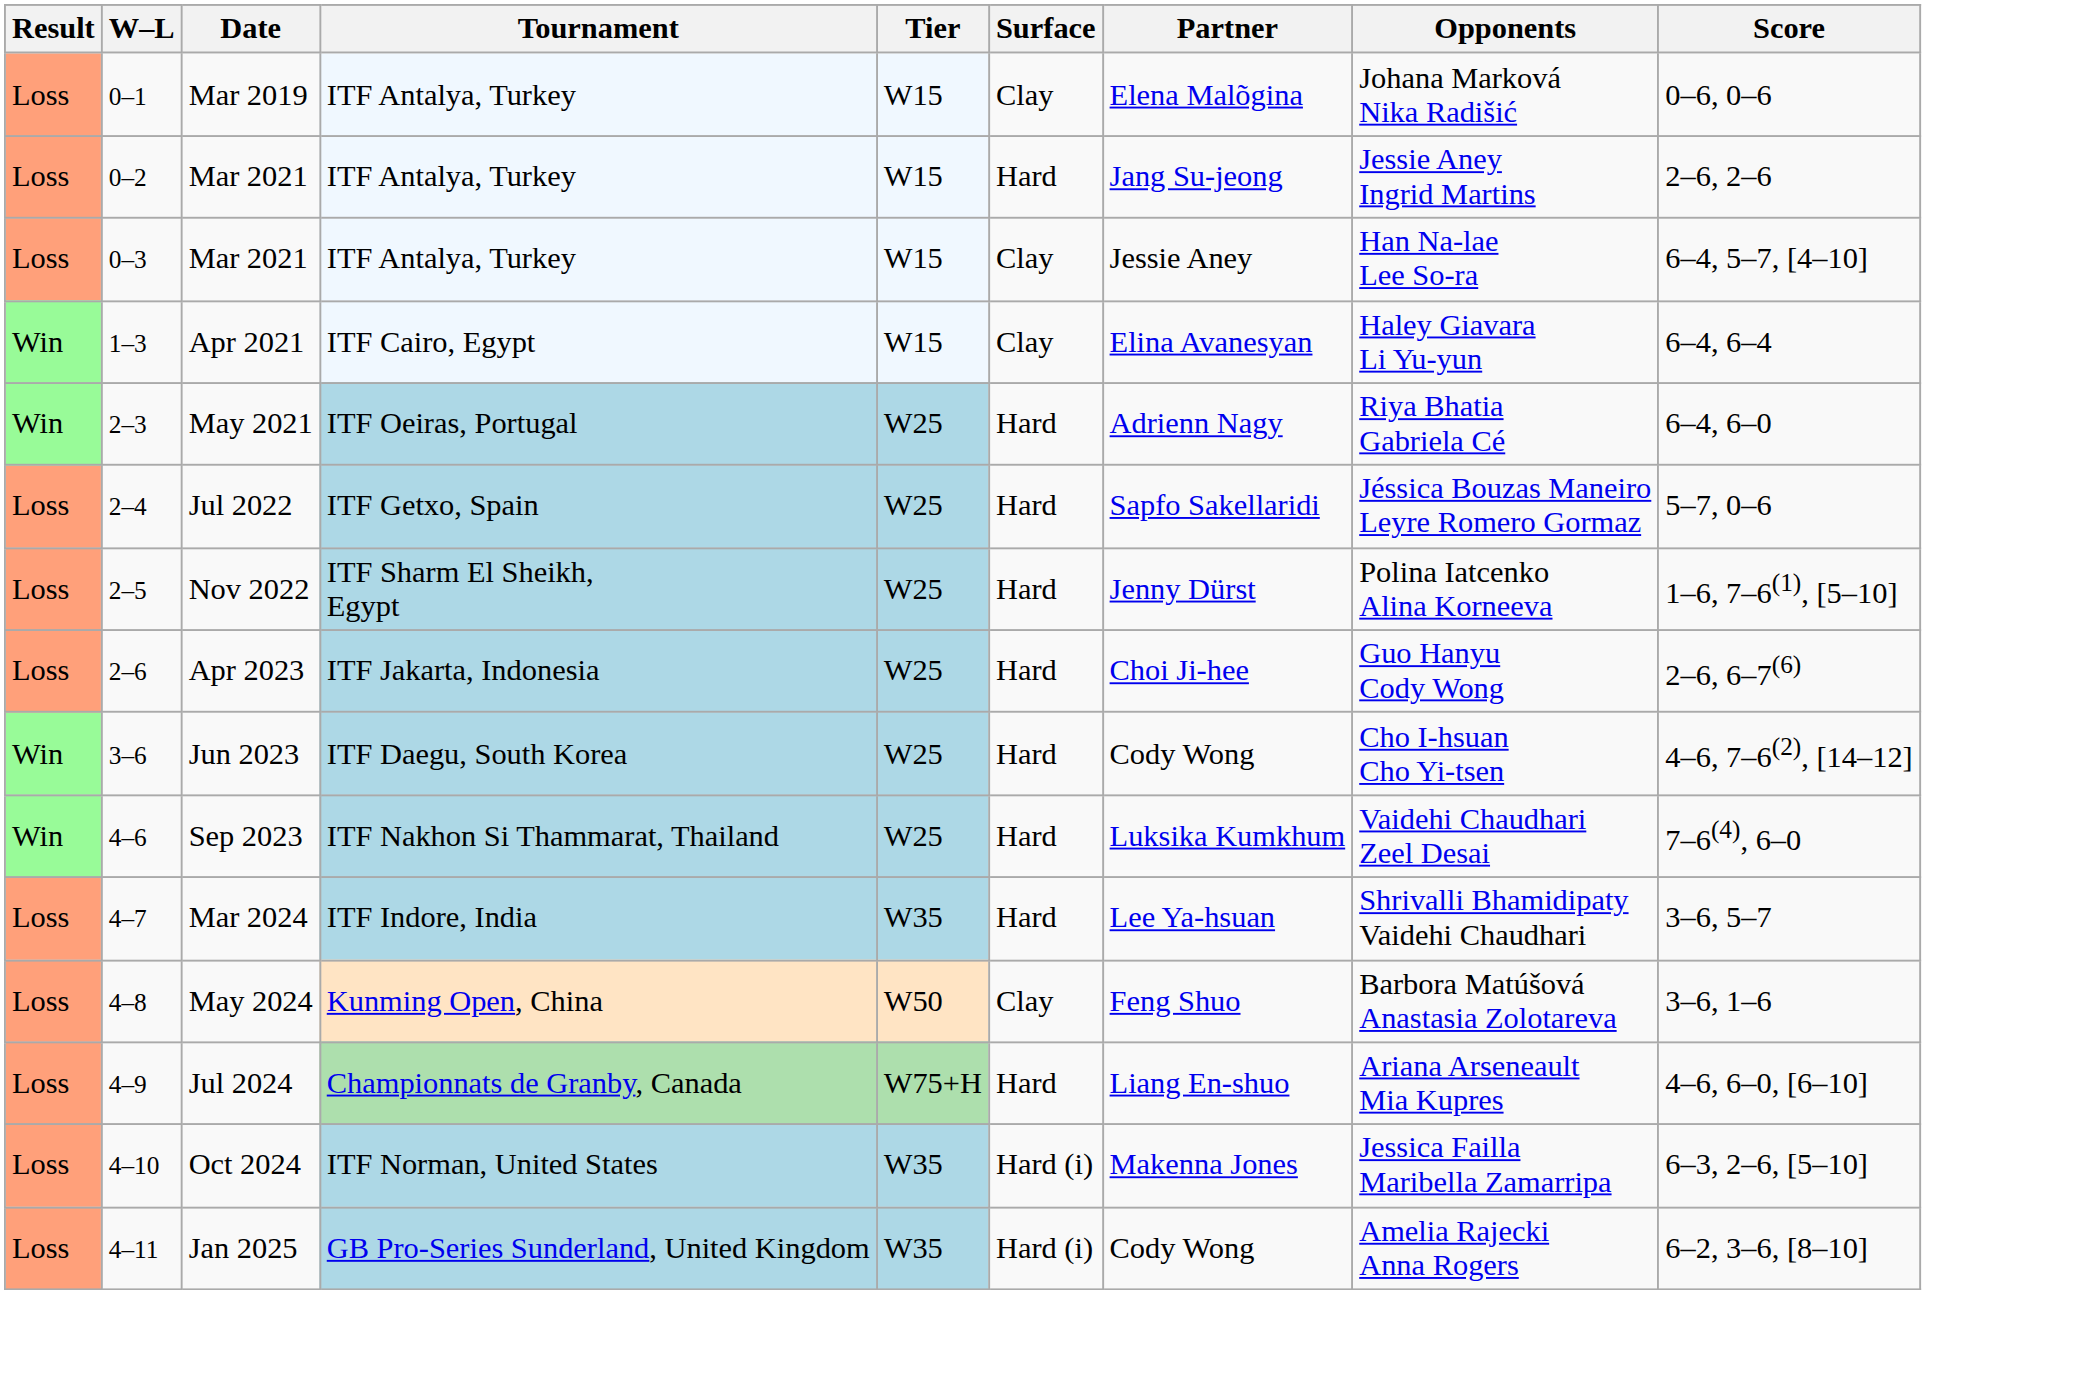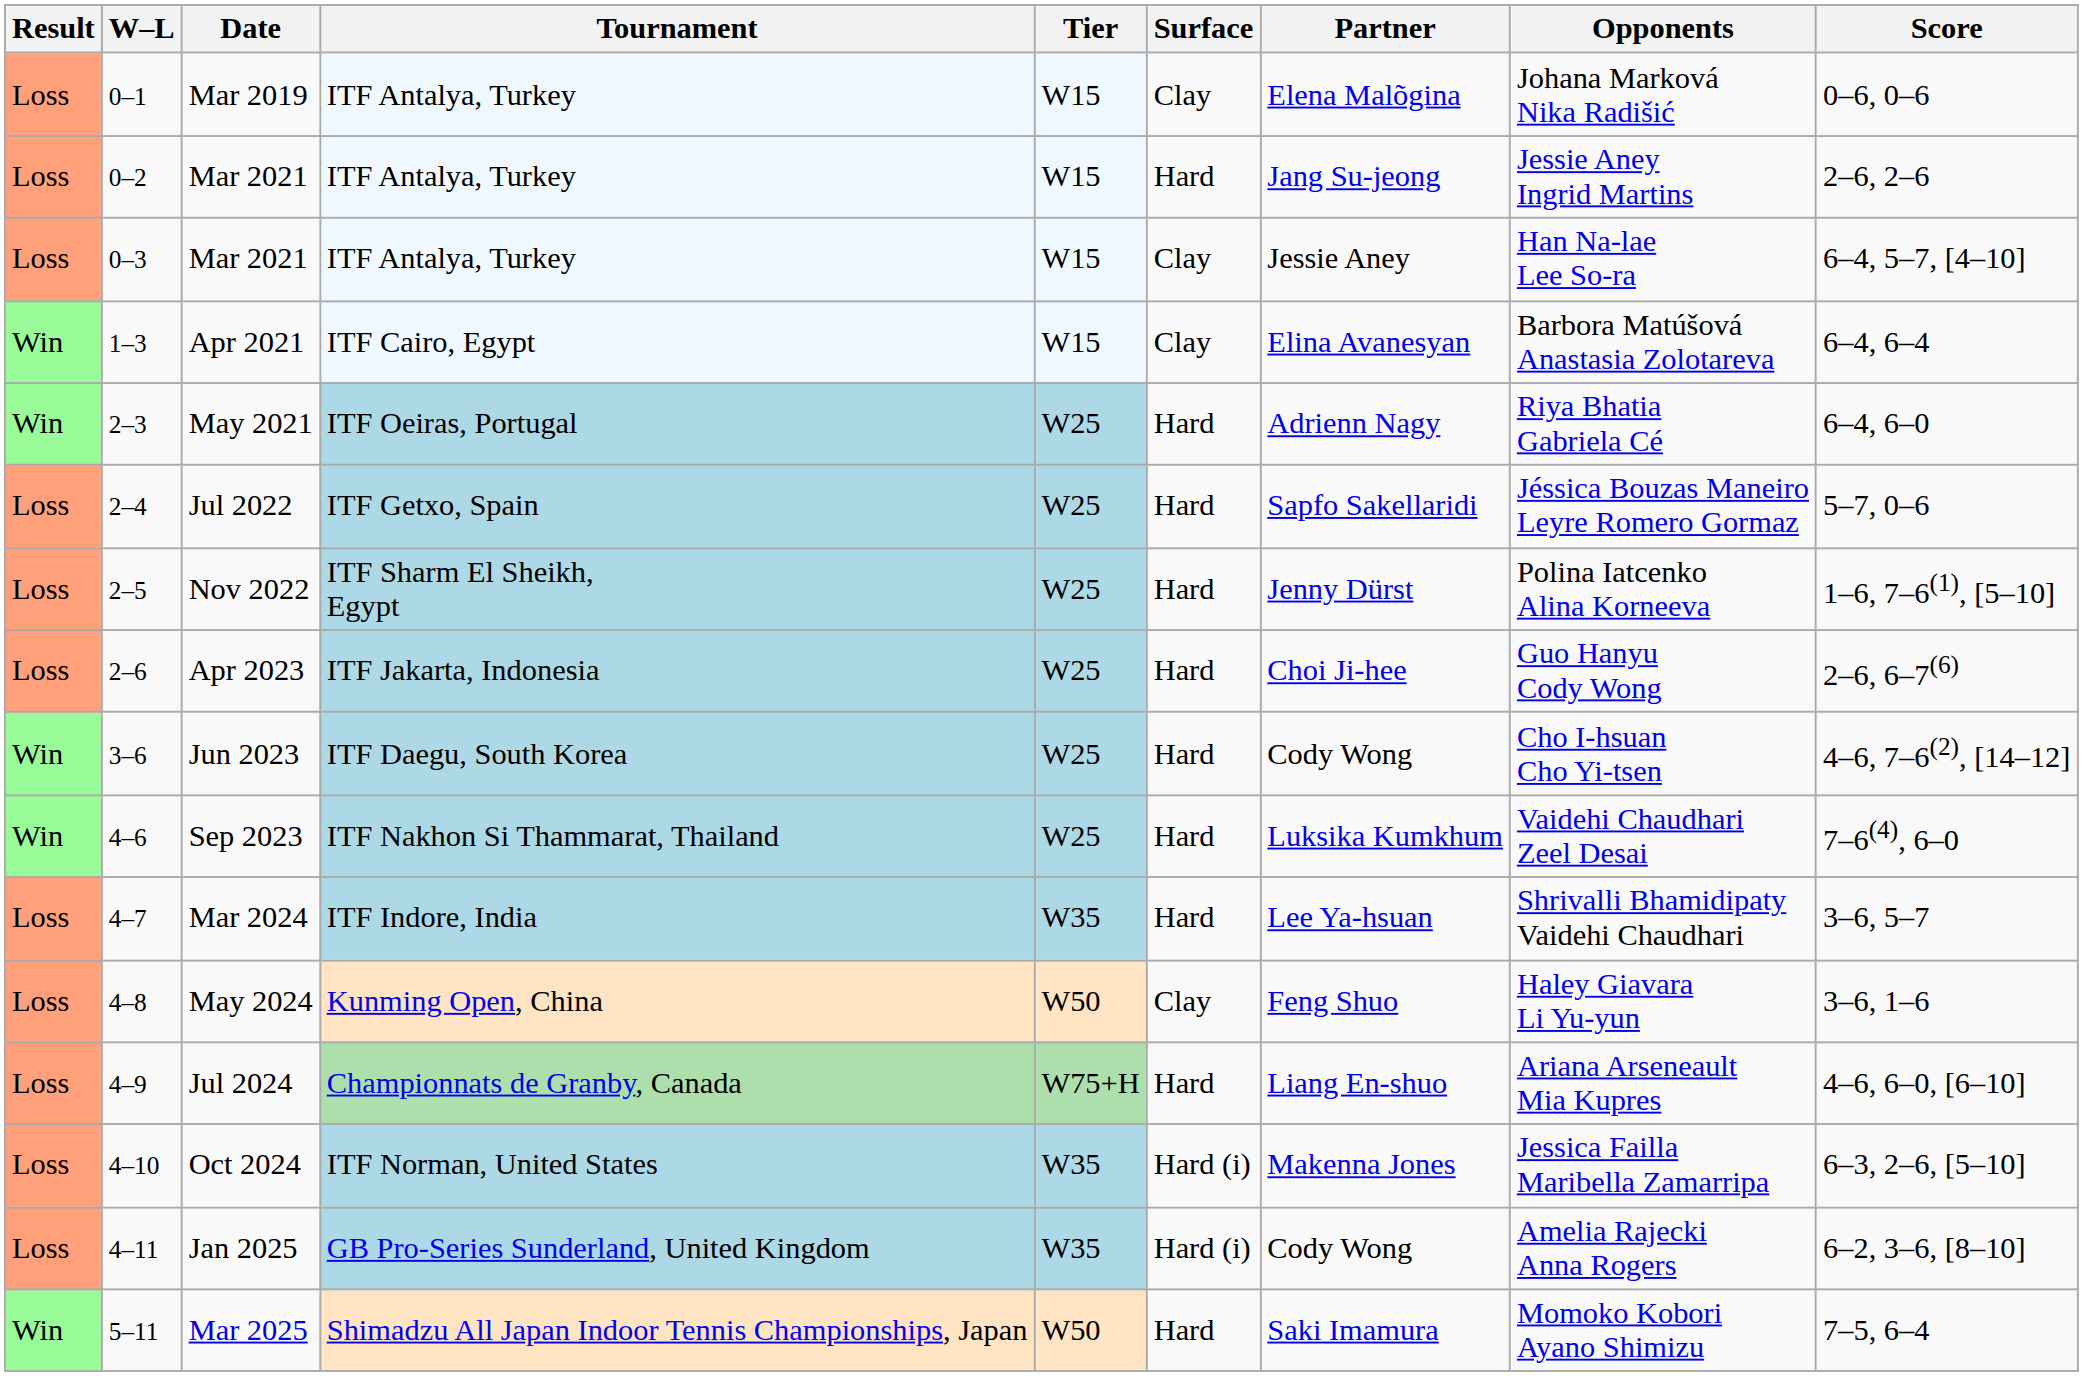(1447, 341) Haley Giavara Li Yu-yun -> (1646, 341) Barbora Matúšová Anastasia Zolotareva
(1488, 1000) Barbora Matúšová Anastasia Zolotareva -> (1605, 1000) Haley Giavara Li Yu-yun
+ row: (134, 1332)
